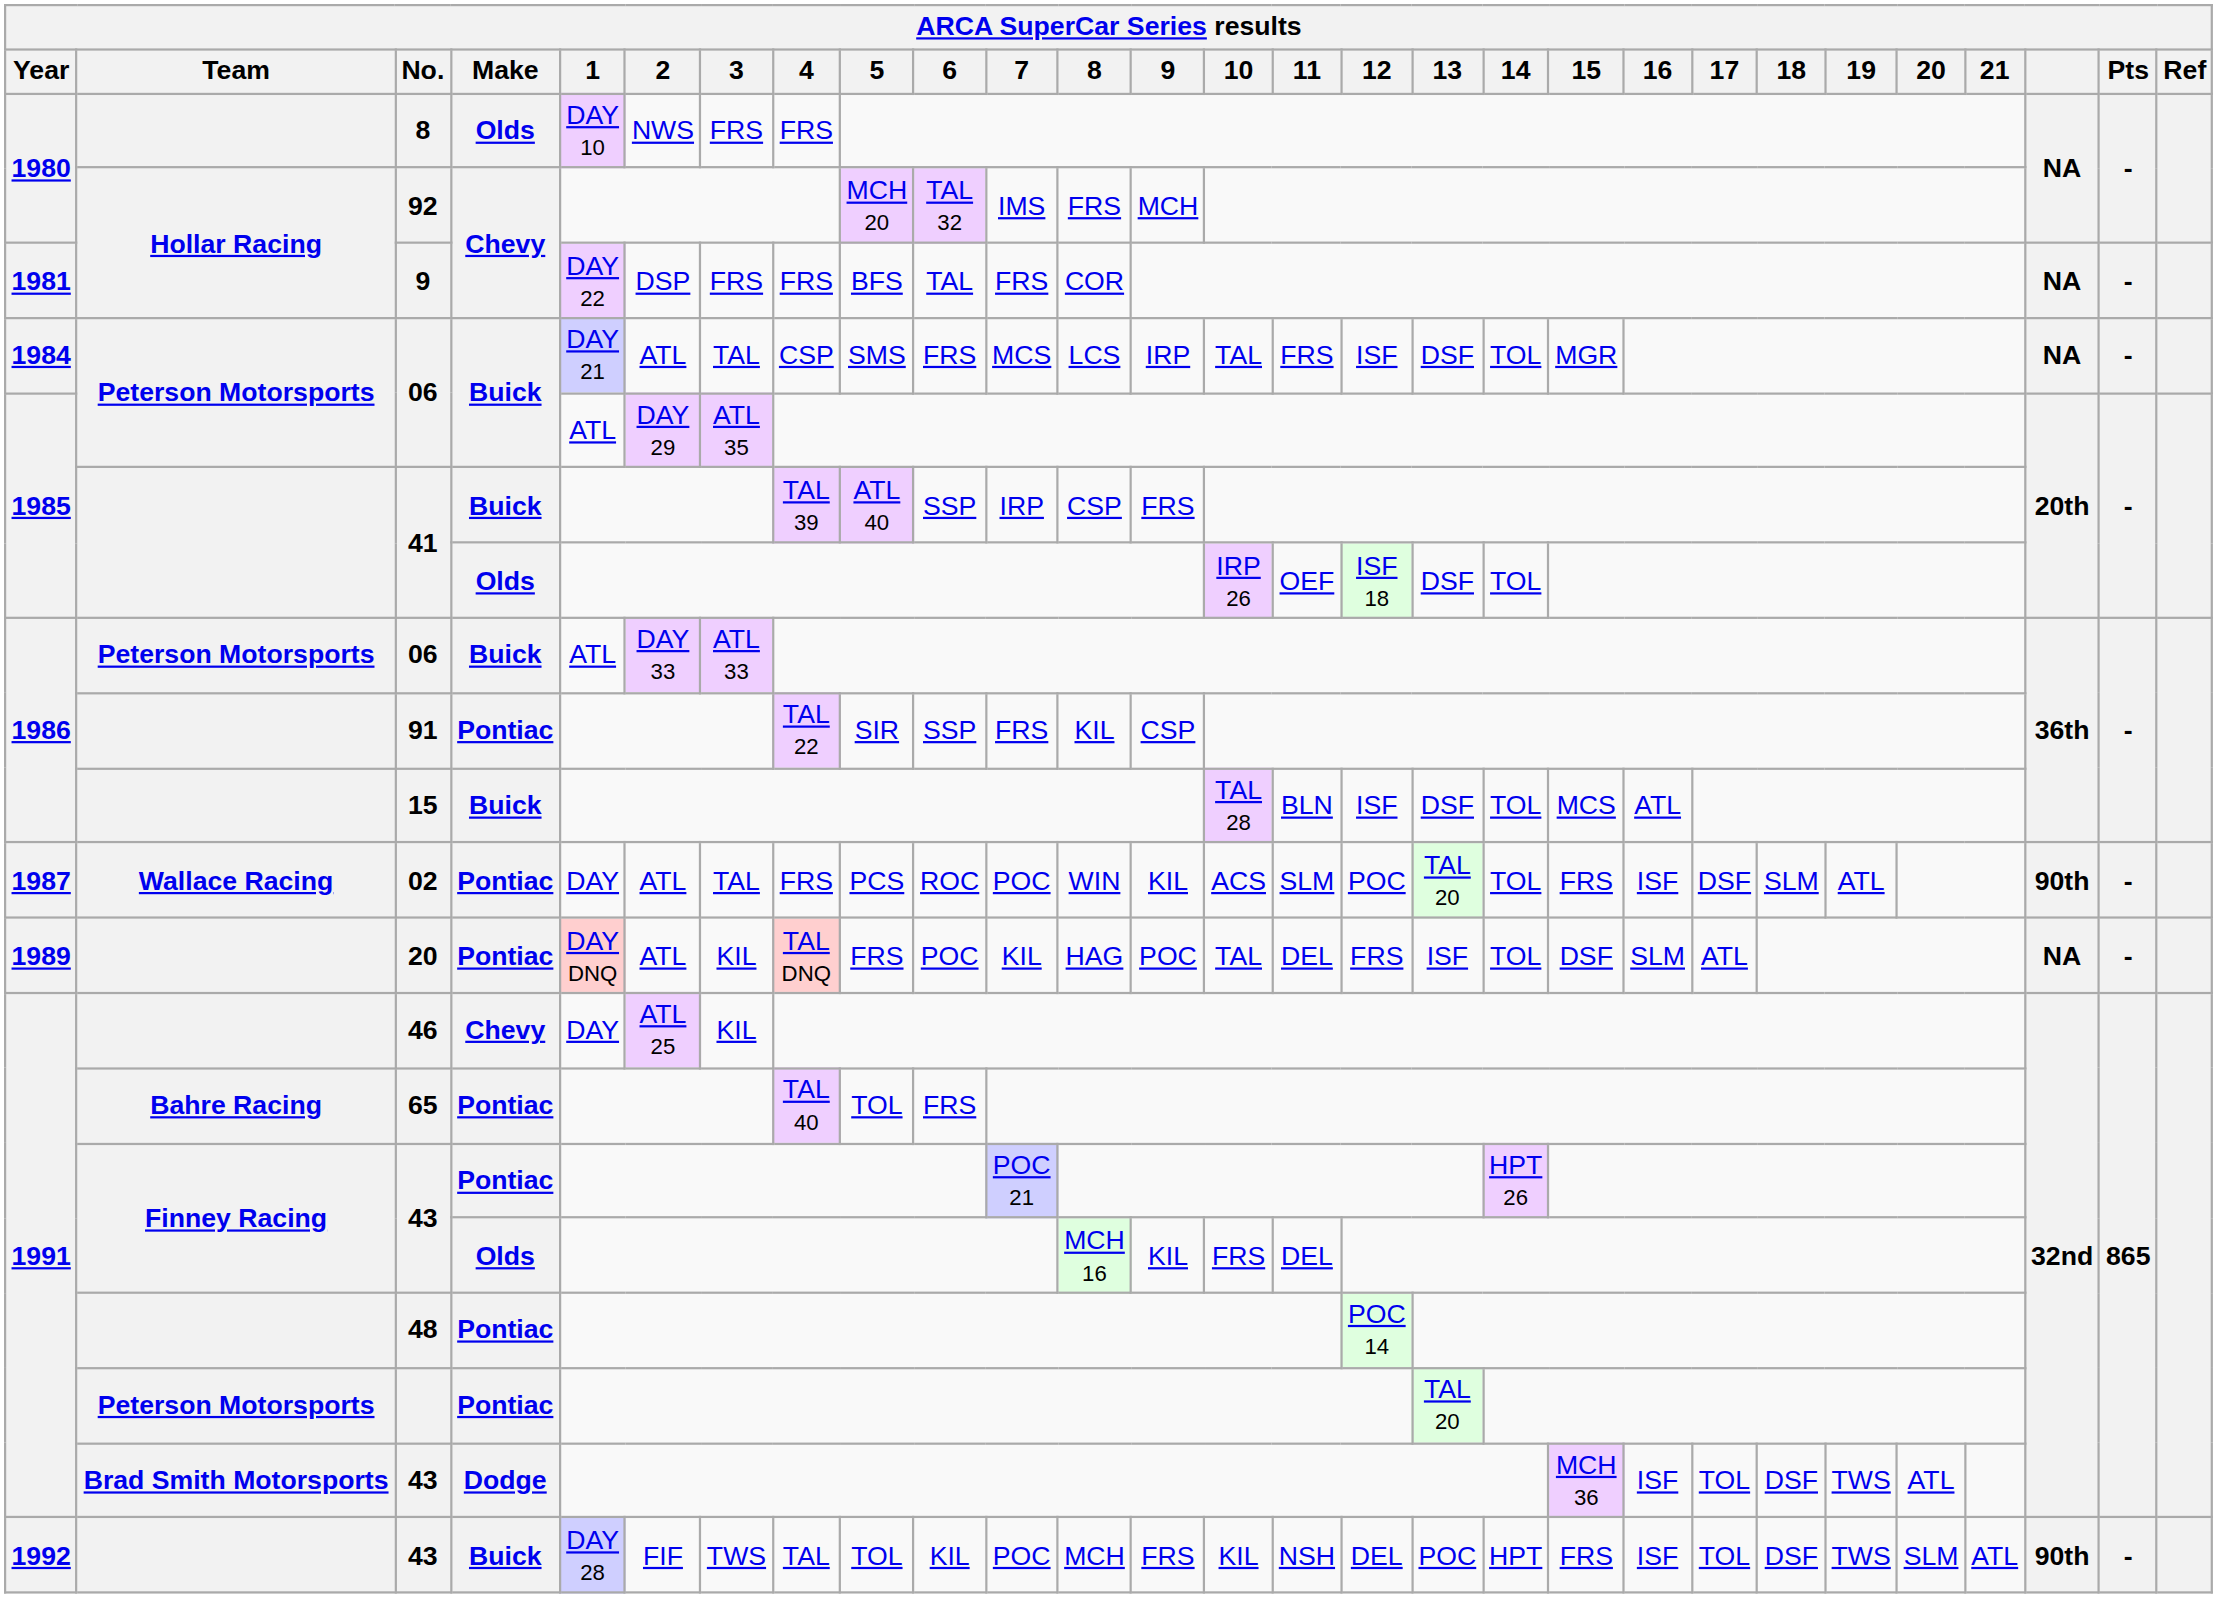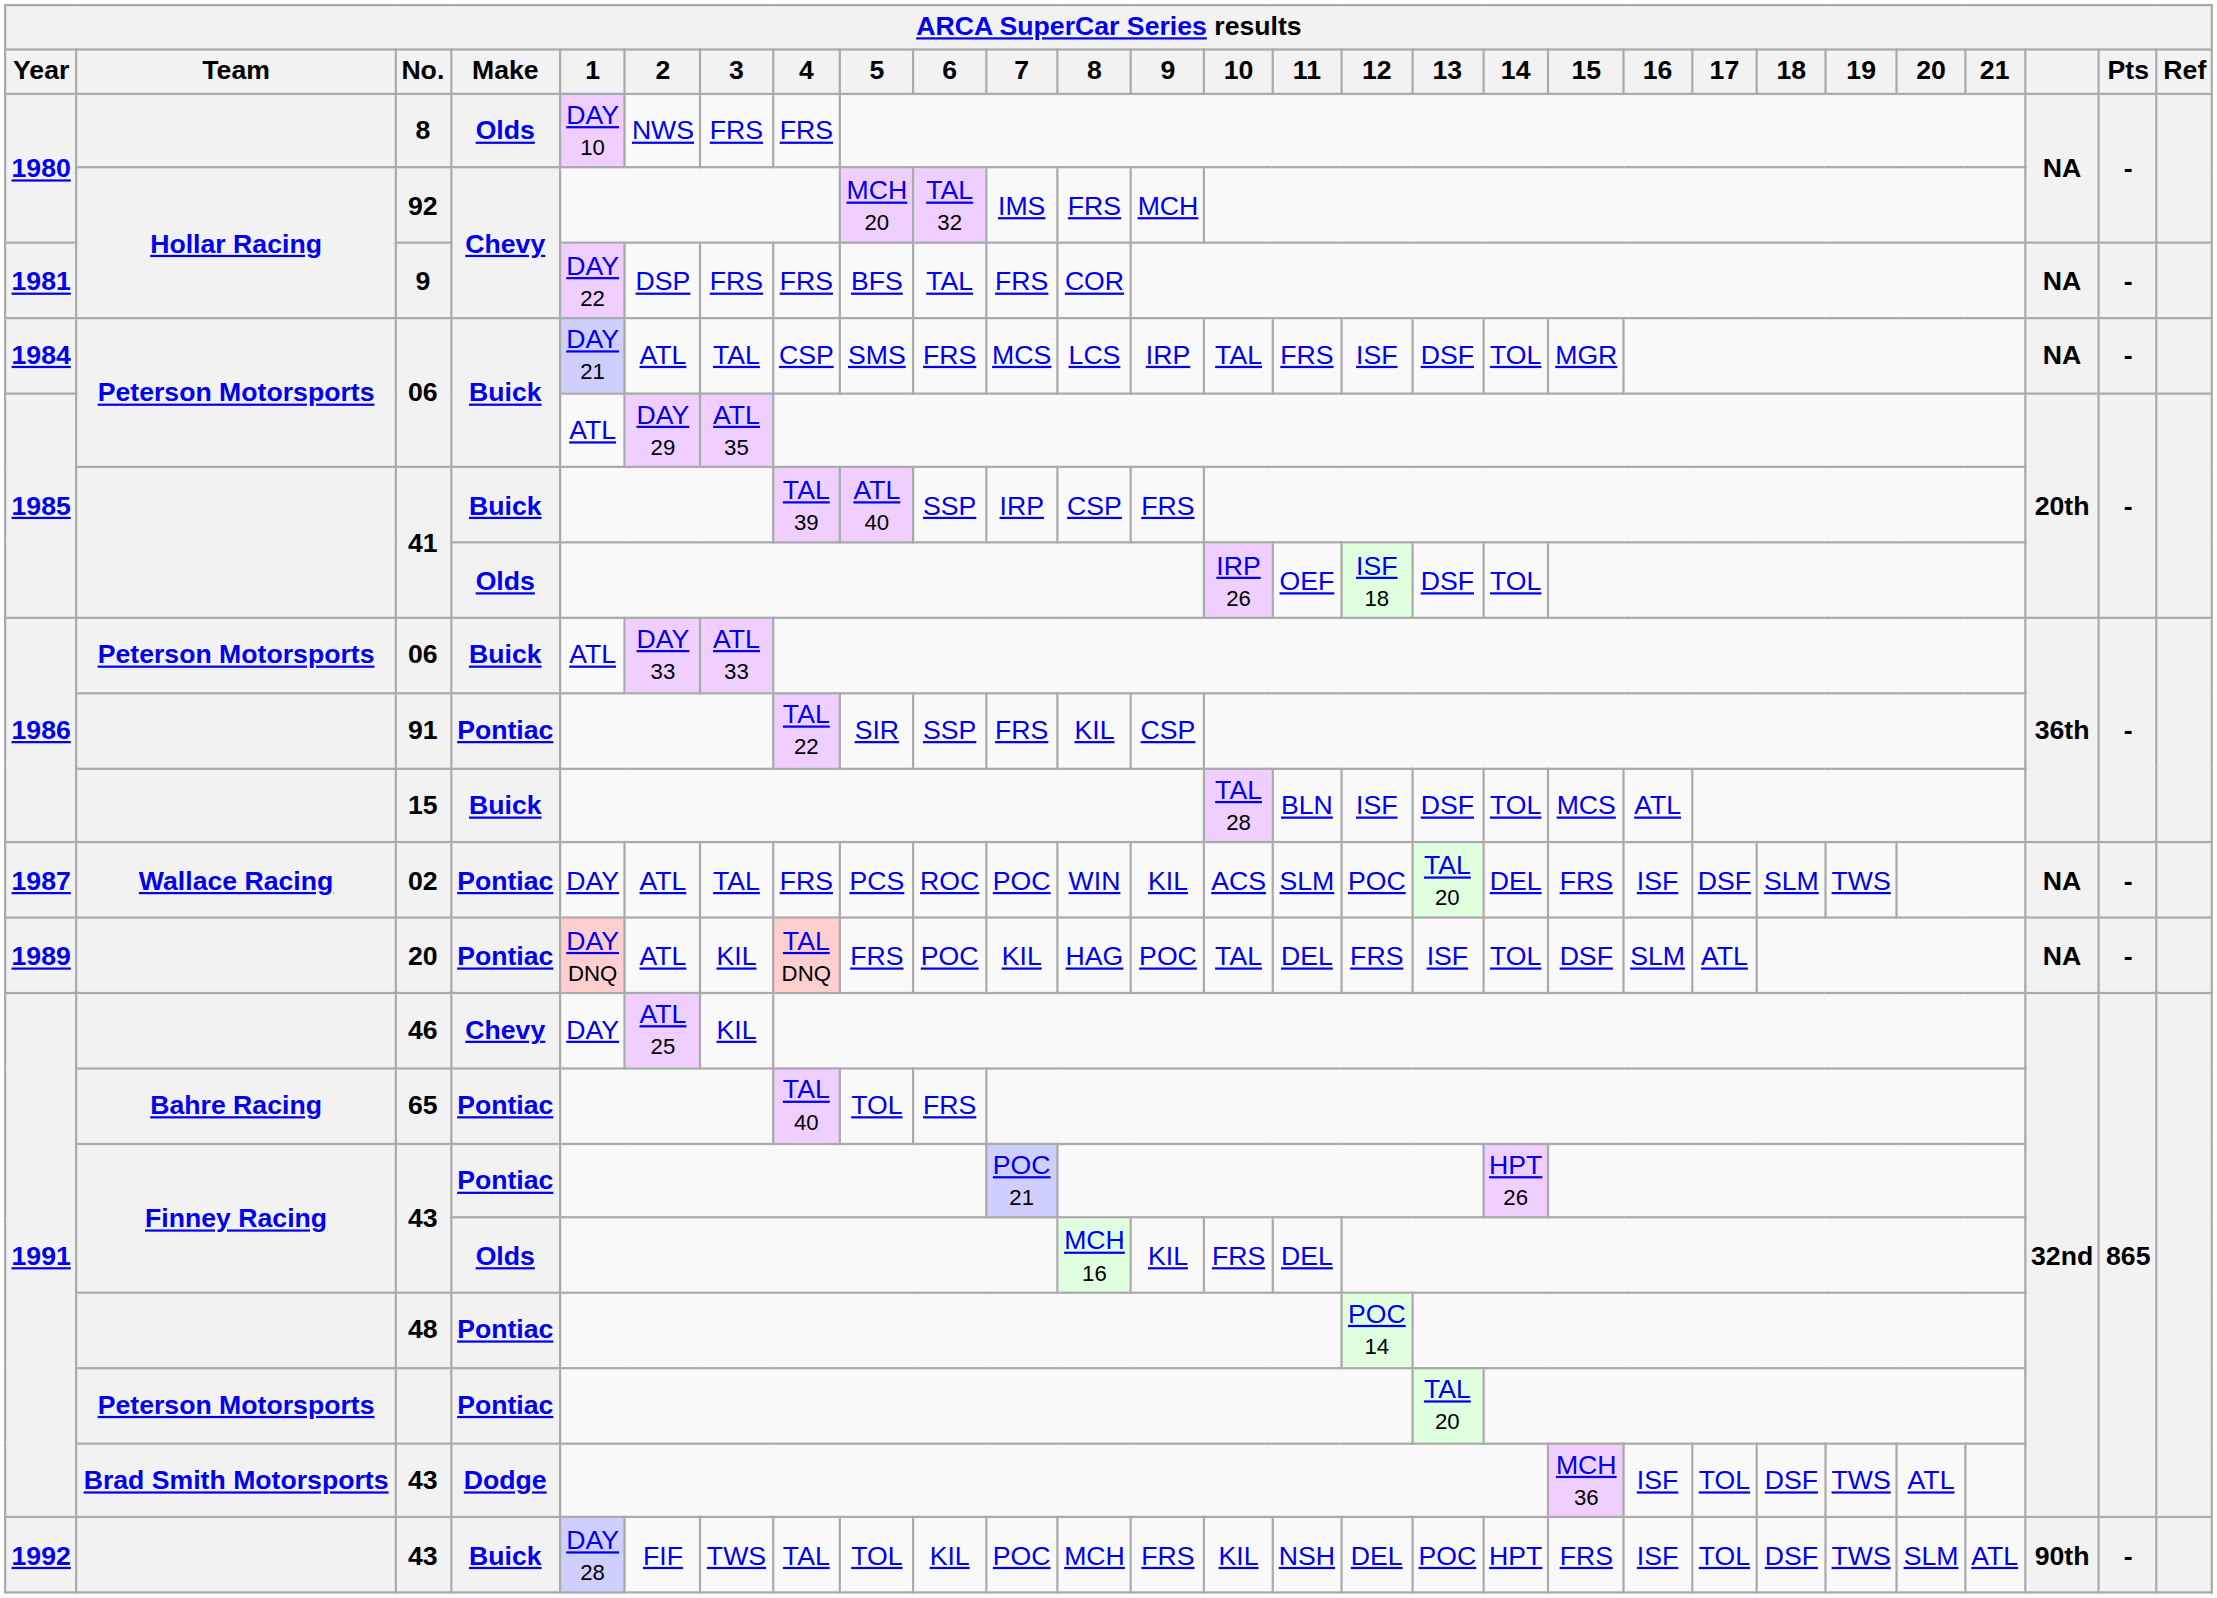(1516, 880) TOL -> (1516, 880) DEL
(1861, 880) ATL -> (1861, 880) TWS
(2062, 880) 90th -> (2062, 880) NA
